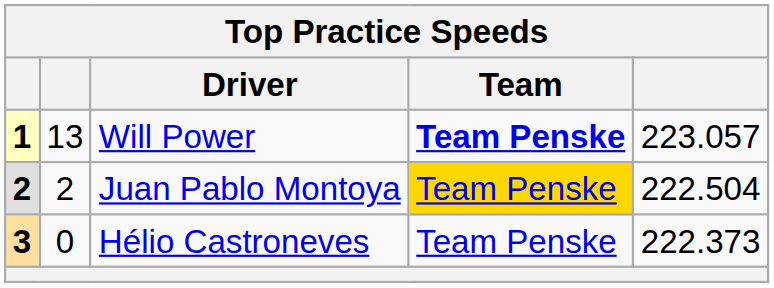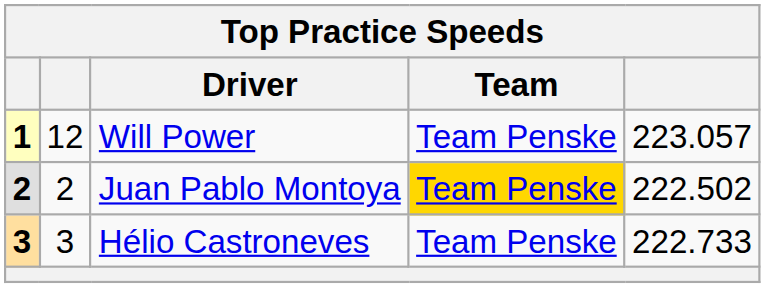(65, 136) 13 -> (65, 136) 12
(521, 136) bold -> (516, 136) normal
(701, 189) 222.504 -> (692, 189) 222.502
(65, 241) 0 -> (65, 241) 3
(701, 241) 222.373 -> (692, 241) 222.733
